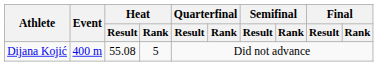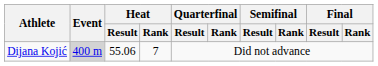(87, 51) no background -> (87, 51) lightgrey background
(122, 51) 55.08 -> (122, 51) 55.06
(156, 51) 5 -> (156, 51) 7
